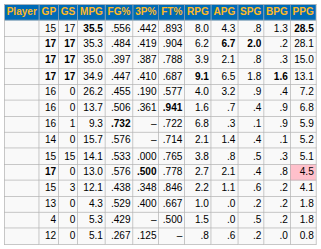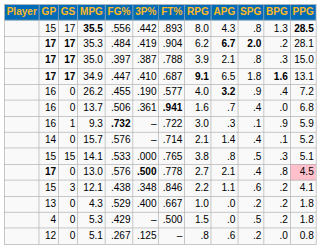(228, 92) normal -> (228, 92) bold
(284, 108) .9 -> (284, 108) .0
(202, 124) 6.8 -> (202, 124) 3.0
